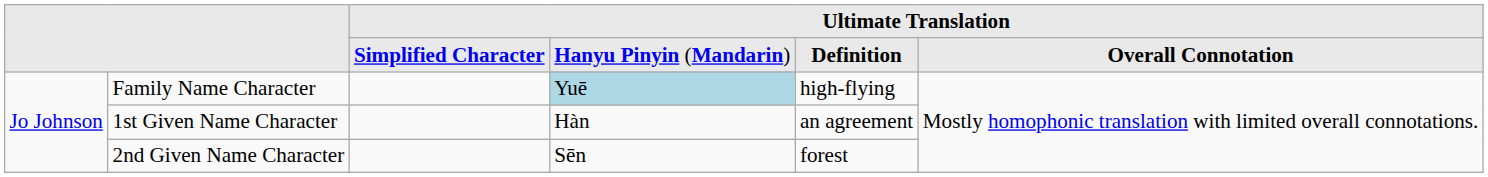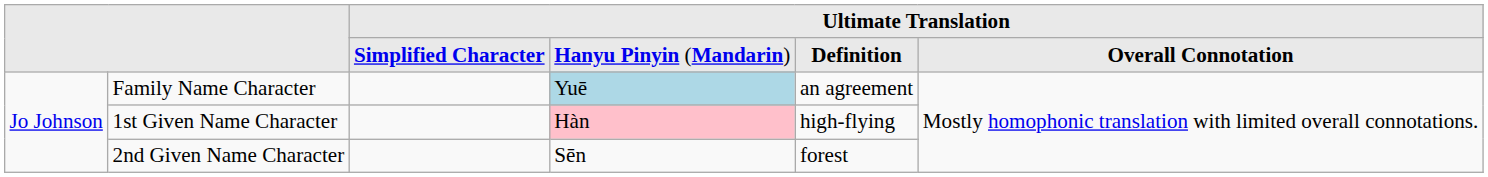(847, 88) high-flying -> (857, 88) an agreement
(572, 121) no background -> (572, 121) pink background
(857, 121) an agreement -> (847, 121) high-flying
